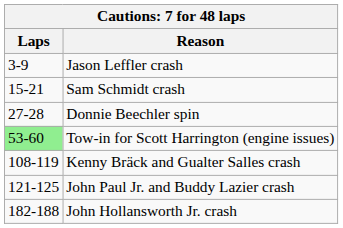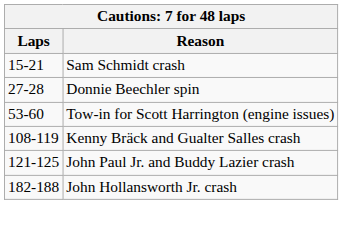- row: (125, 65)
(26, 138) lightgreen background -> (26, 114) no background
